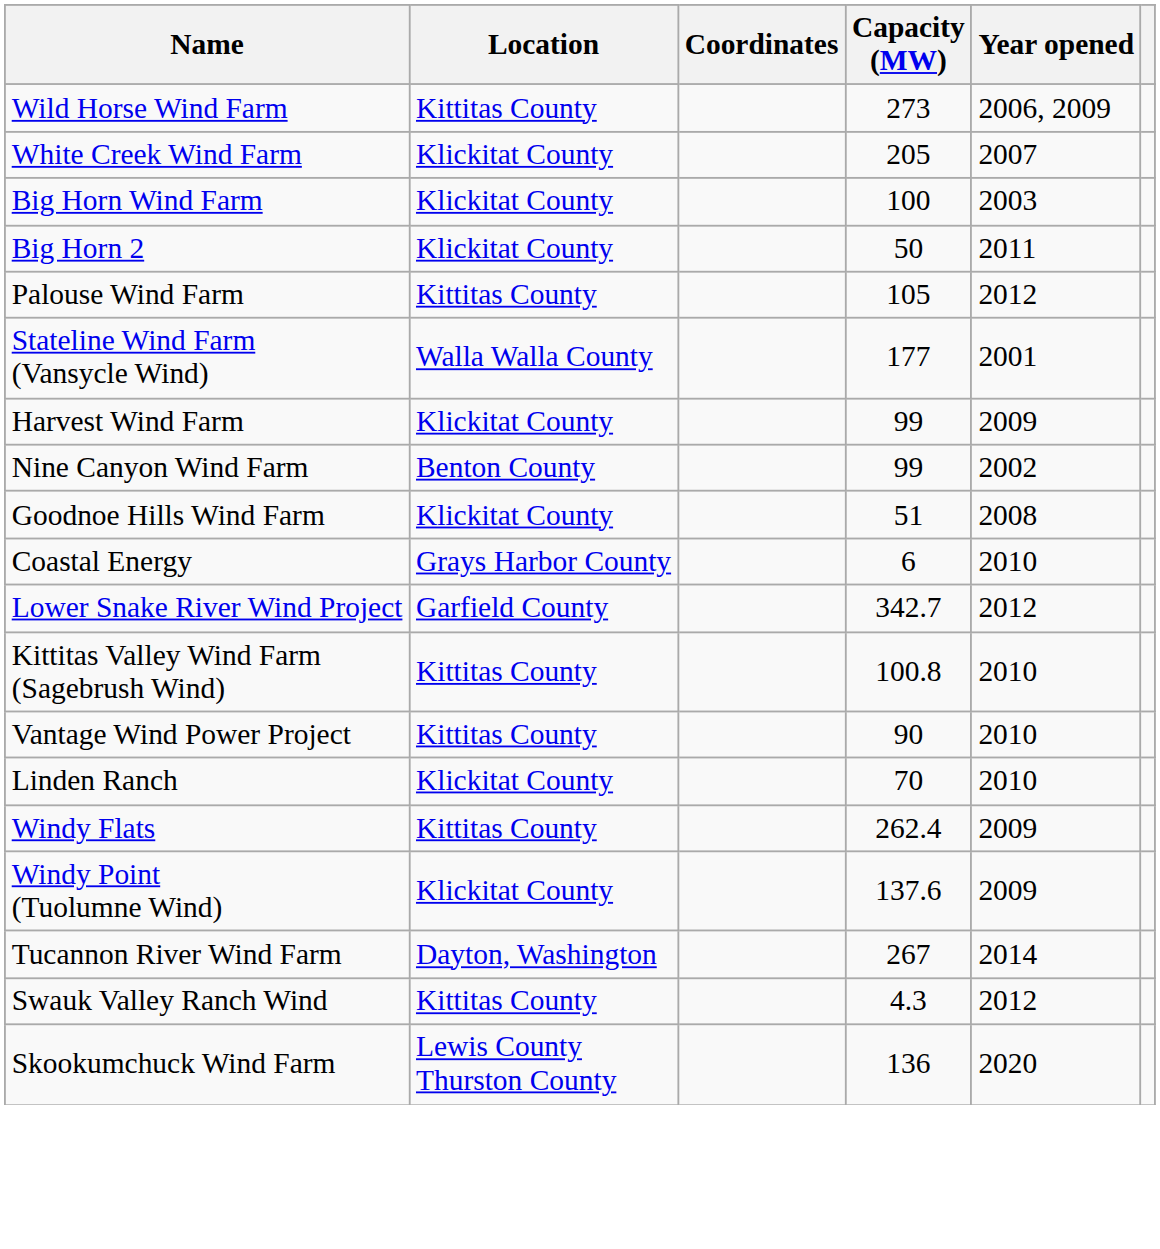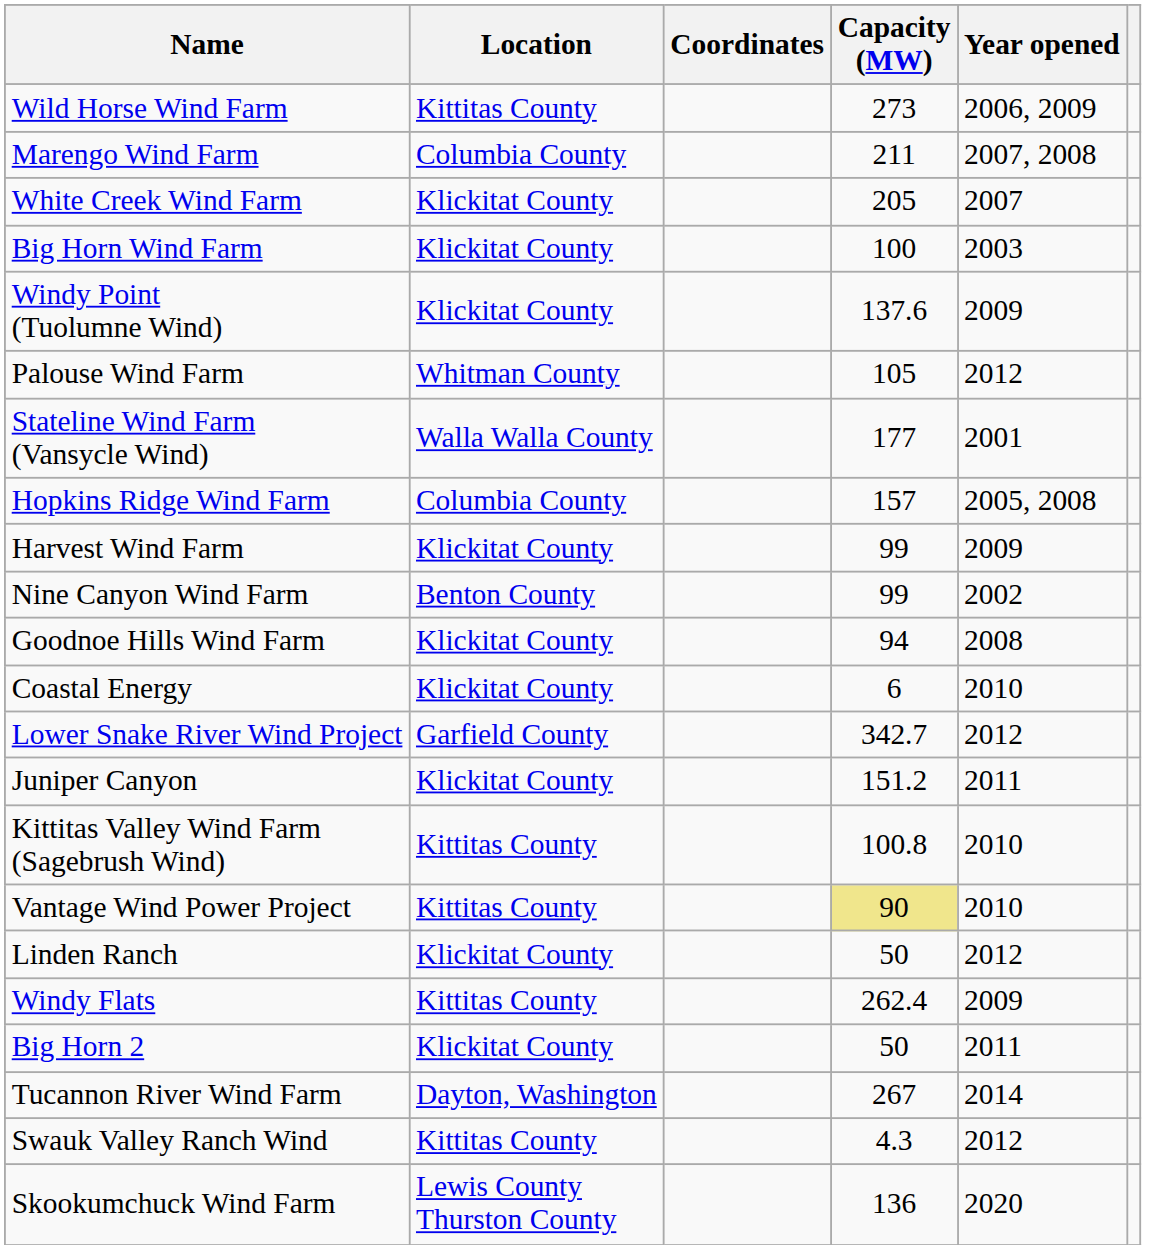+ row: (135, 154)
rows swapped: (78, 247) <-> (117, 890)
(506, 294) Kittitas County -> (518, 374) Whitman County
+ row: (171, 500)
(908, 514) 51 -> (894, 640) 94
(544, 560) Grays Harbor County -> (515, 687) Klickitat County
+ row: (105, 780)
(908, 734) no background -> (894, 907) khaki background
(908, 780) 70 -> (894, 954) 50
(1008, 780) 2010 -> (994, 954) 2012
